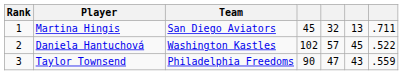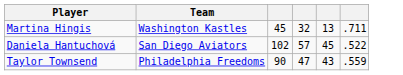- column: (19, 13)
(222, 29) San Diego Aviators -> (193, 29) Washington Kastles
(222, 45) Washington Kastles -> (193, 45) San Diego Aviators
